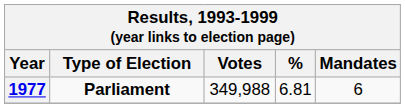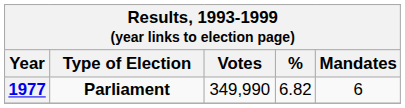(240, 90) 349,988 -> (240, 90) 349,990
(295, 90) 6.81 -> (295, 90) 6.82
